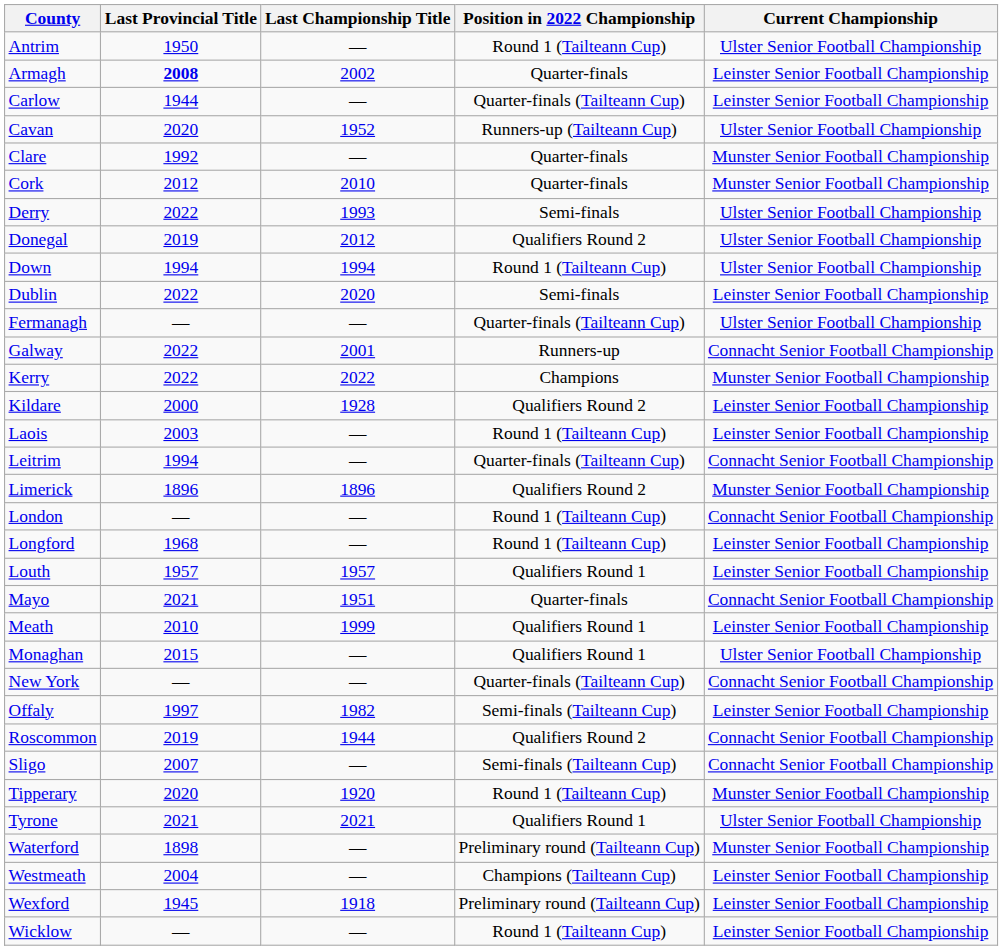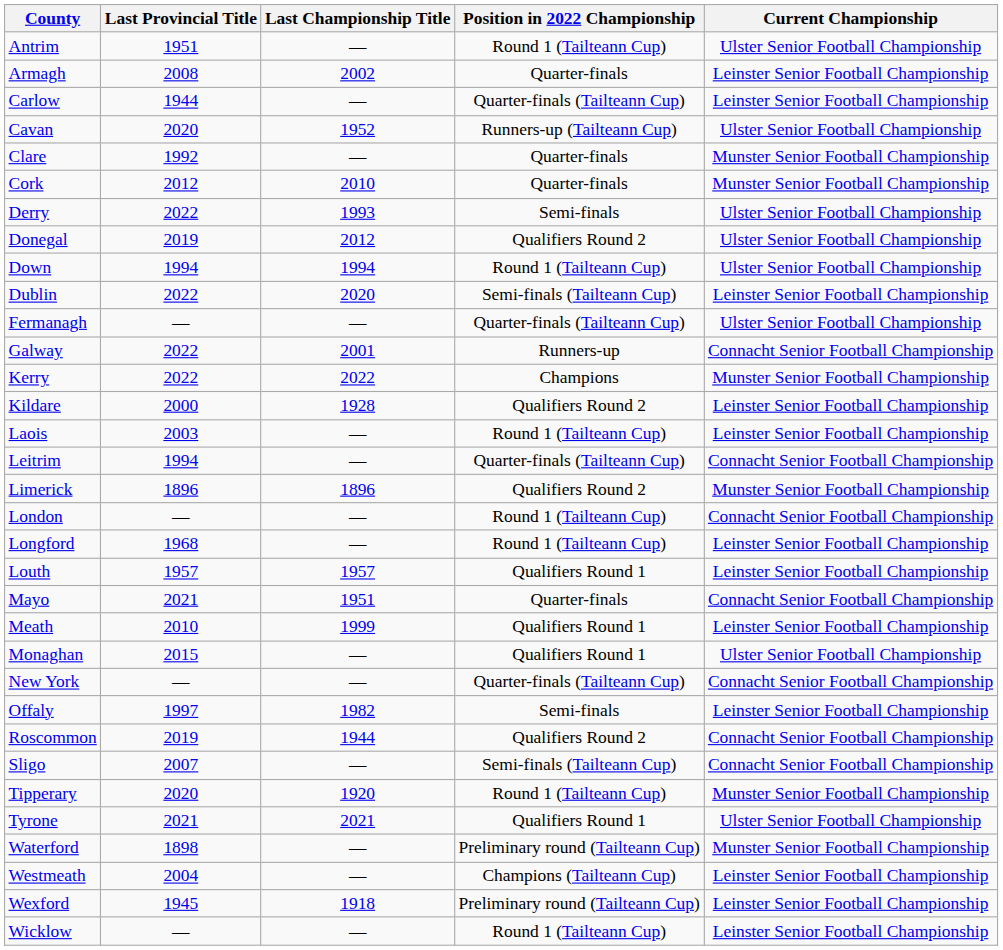(181, 45) 1950 -> (181, 45) 1951
(181, 73) bold -> (181, 73) normal
(579, 294) Semi-finals -> (579, 294) Semi-finals (Tailteann Cup)
(579, 709) Semi-finals (Tailteann Cup) -> (579, 709) Semi-finals
